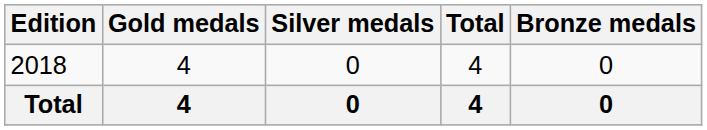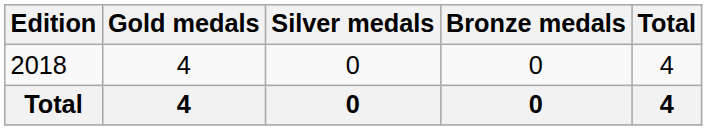columns swapped: (606, 24) <-> (475, 24)
